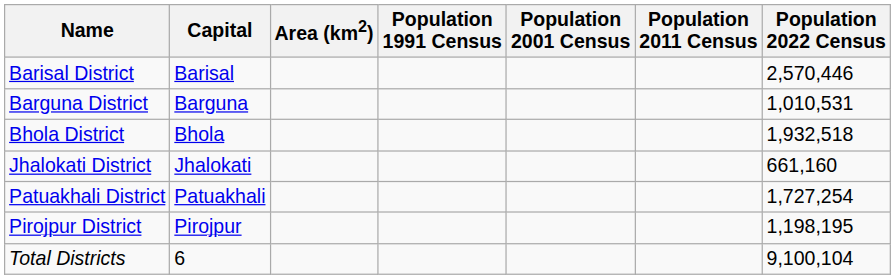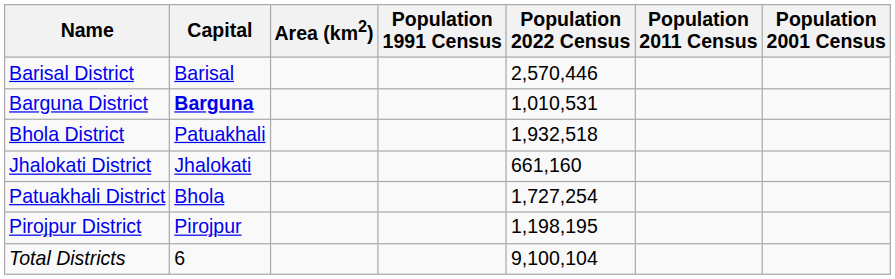columns swapped: (571, 30) <-> (826, 30)
(211, 103) normal -> (214, 103) bold
(199, 134) Bhola -> (220, 134) Patuakhali
(220, 196) Patuakhali -> (199, 196) Bhola
